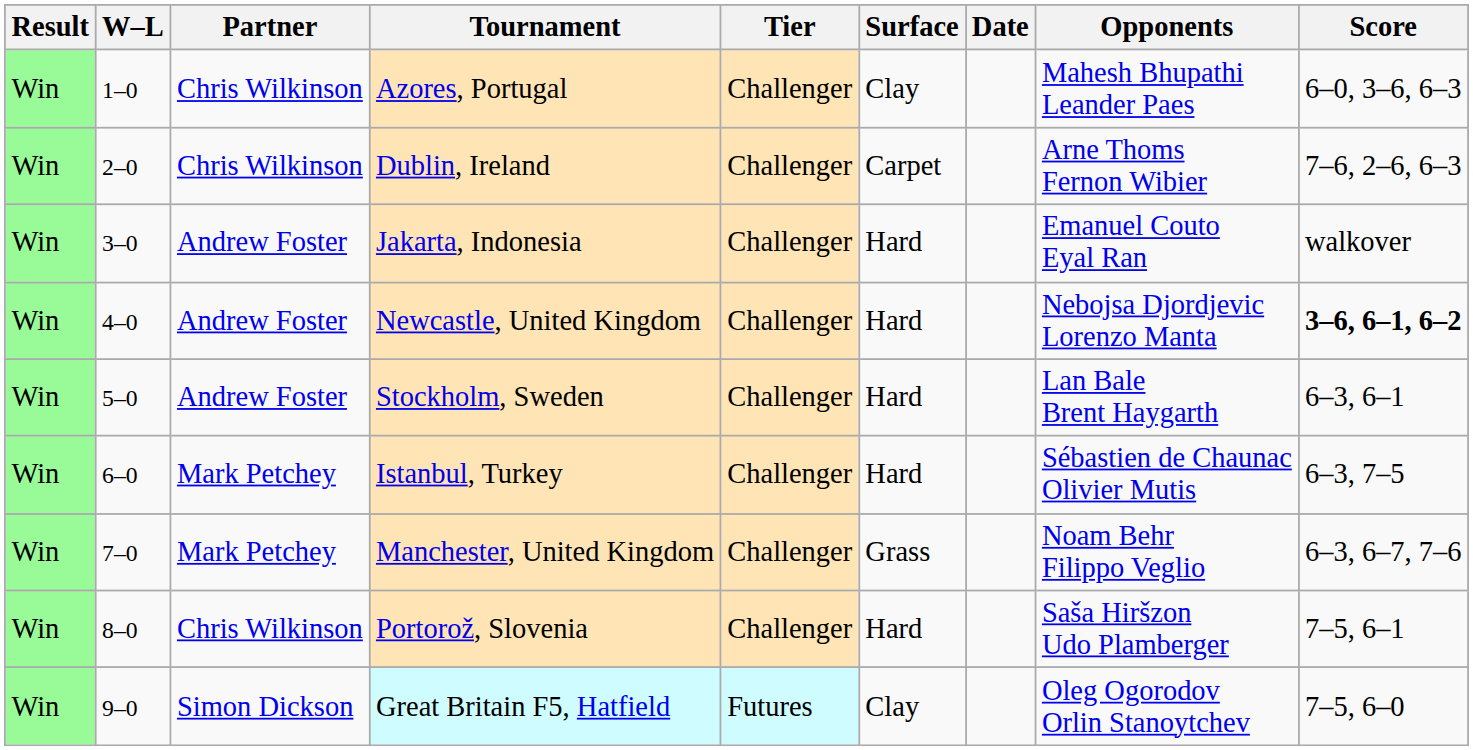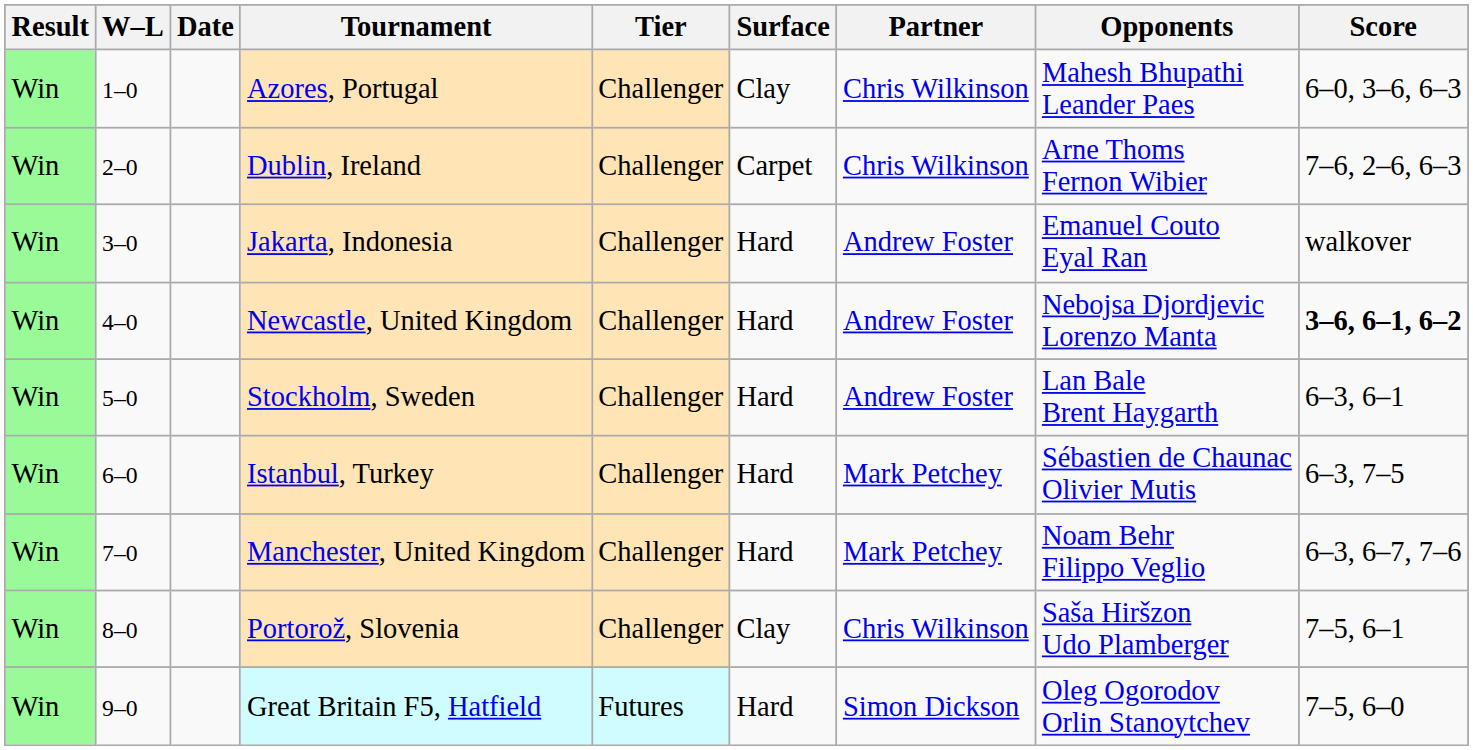columns swapped: (1000, 27) <-> (270, 27)
(898, 551) Grass -> (765, 551) Hard
(894, 628) Hard -> (763, 628) Clay
(892, 705) Clay -> (765, 705) Hard
